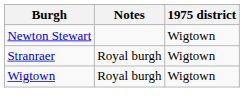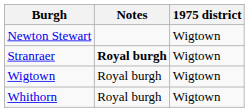(129, 55) normal -> (132, 55) bold
+ row: (32, 96)
